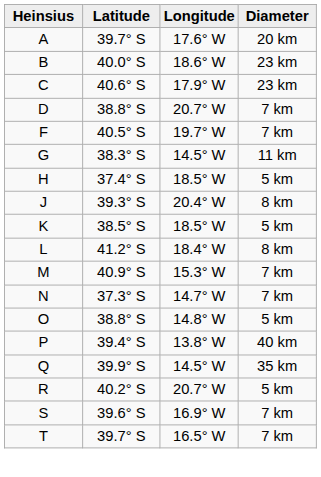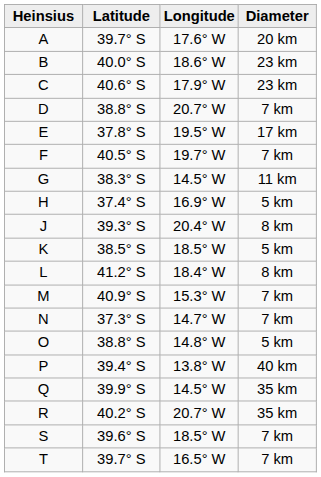+ row: (43, 132)
(199, 179) 18.5° W -> (199, 202) 16.9° W
(277, 389) 5 km -> (277, 413) 35 km
(199, 413) 16.9° W -> (199, 436) 18.5° W
